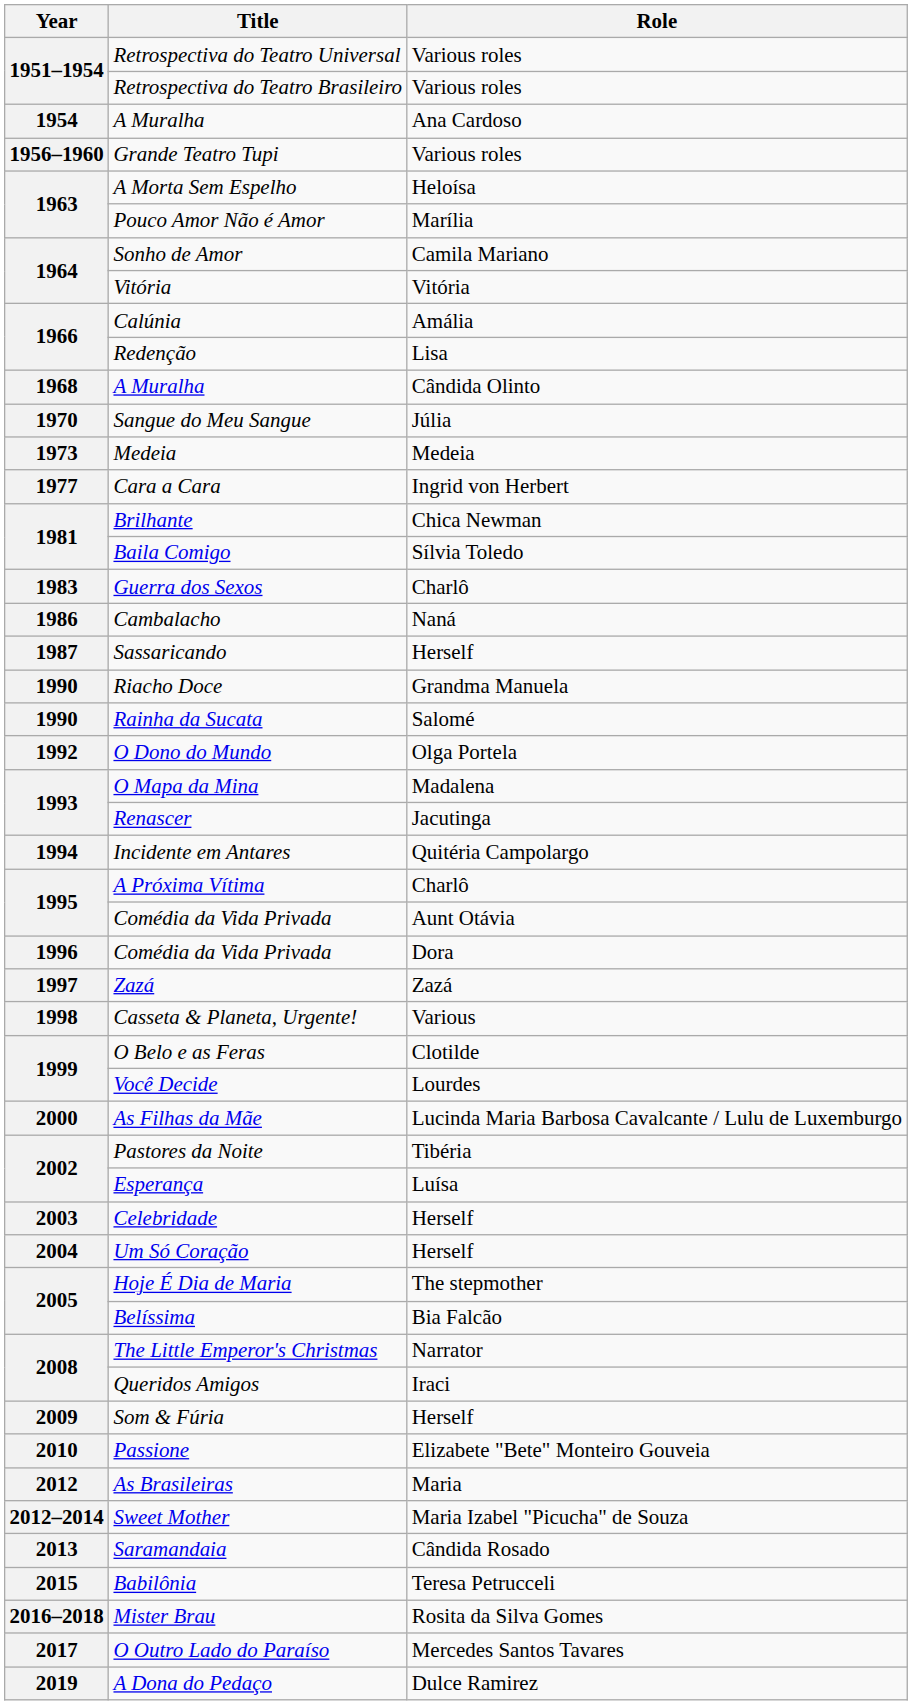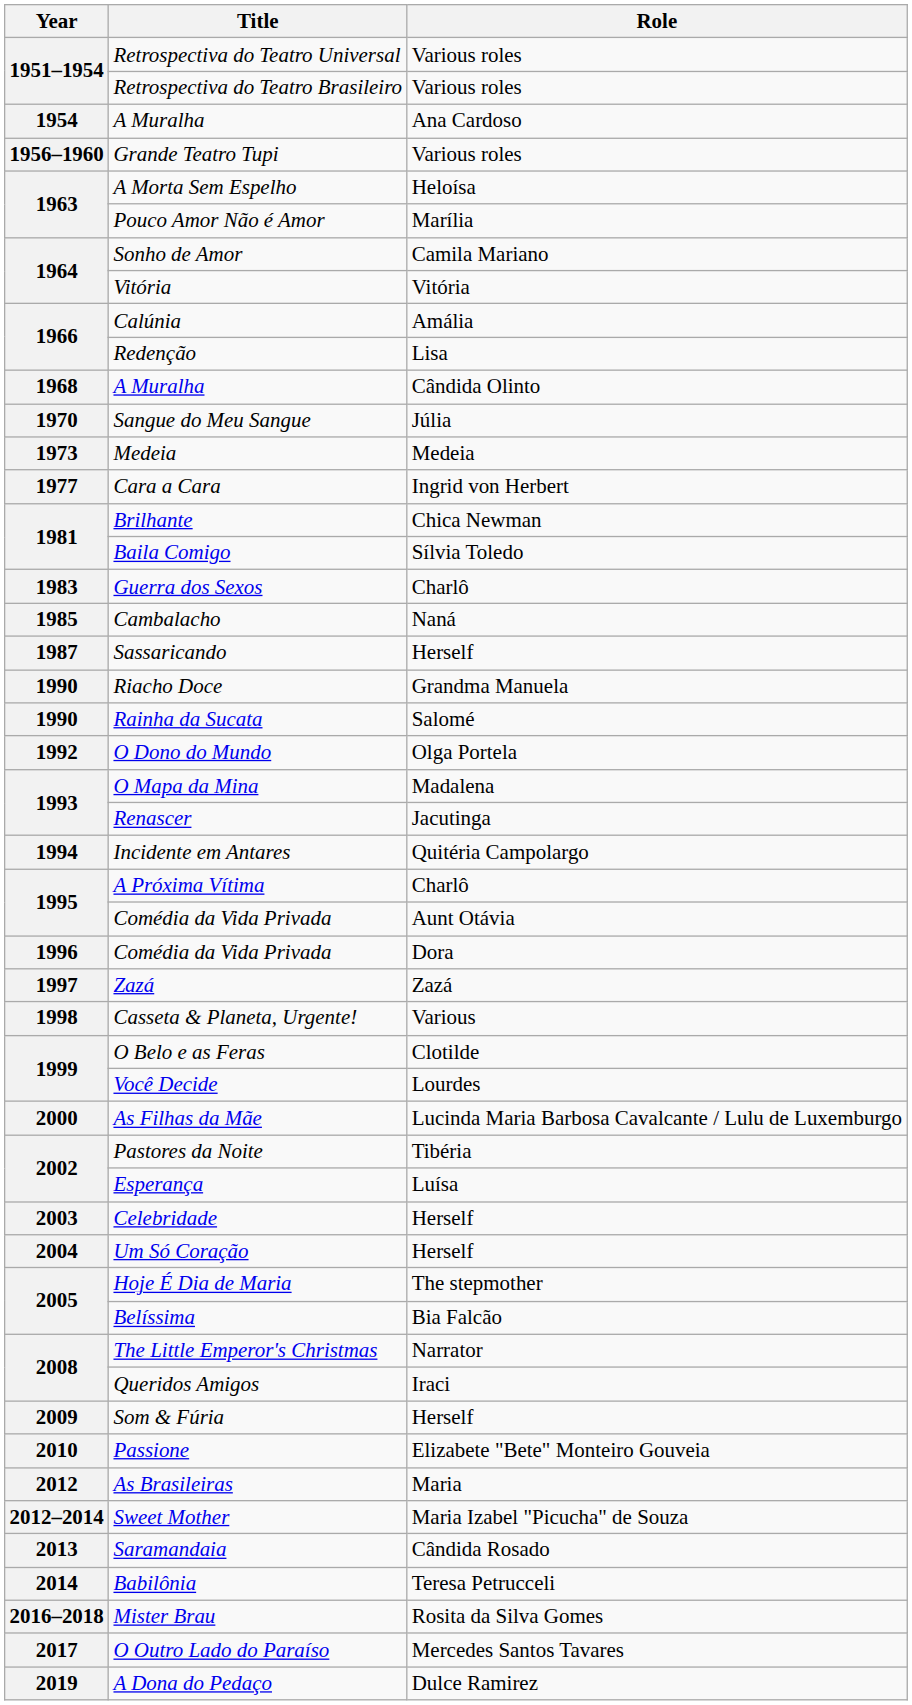(57, 619) 1986 -> (57, 619) 1985
(57, 1583) 2015 -> (57, 1583) 2014
